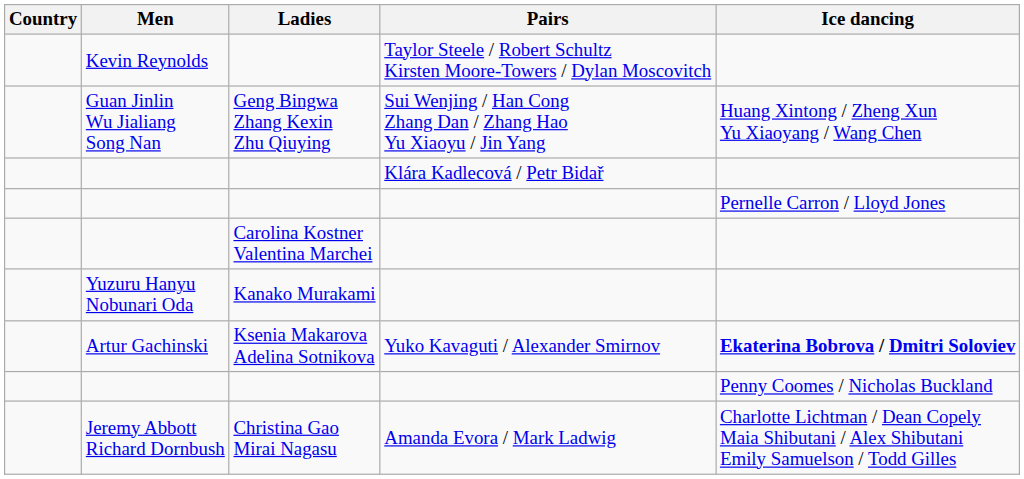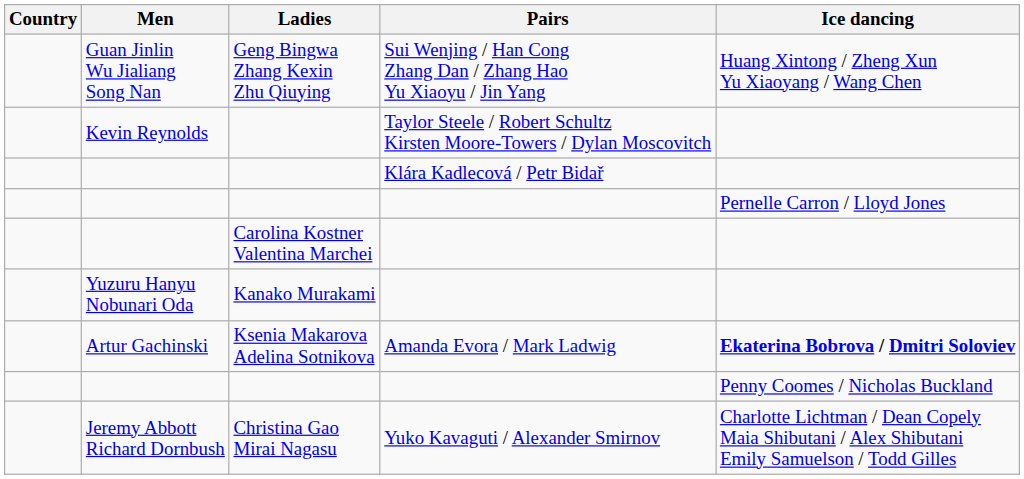rows swapped: (147, 60) <-> (131, 121)
(522, 345) Yuko Kavaguti / Alexander Smirnov -> (500, 345) Amanda Evora / Mark Ladwig
(500, 437) Amanda Evora / Mark Ladwig -> (522, 437) Yuko Kavaguti / Alexander Smirnov
